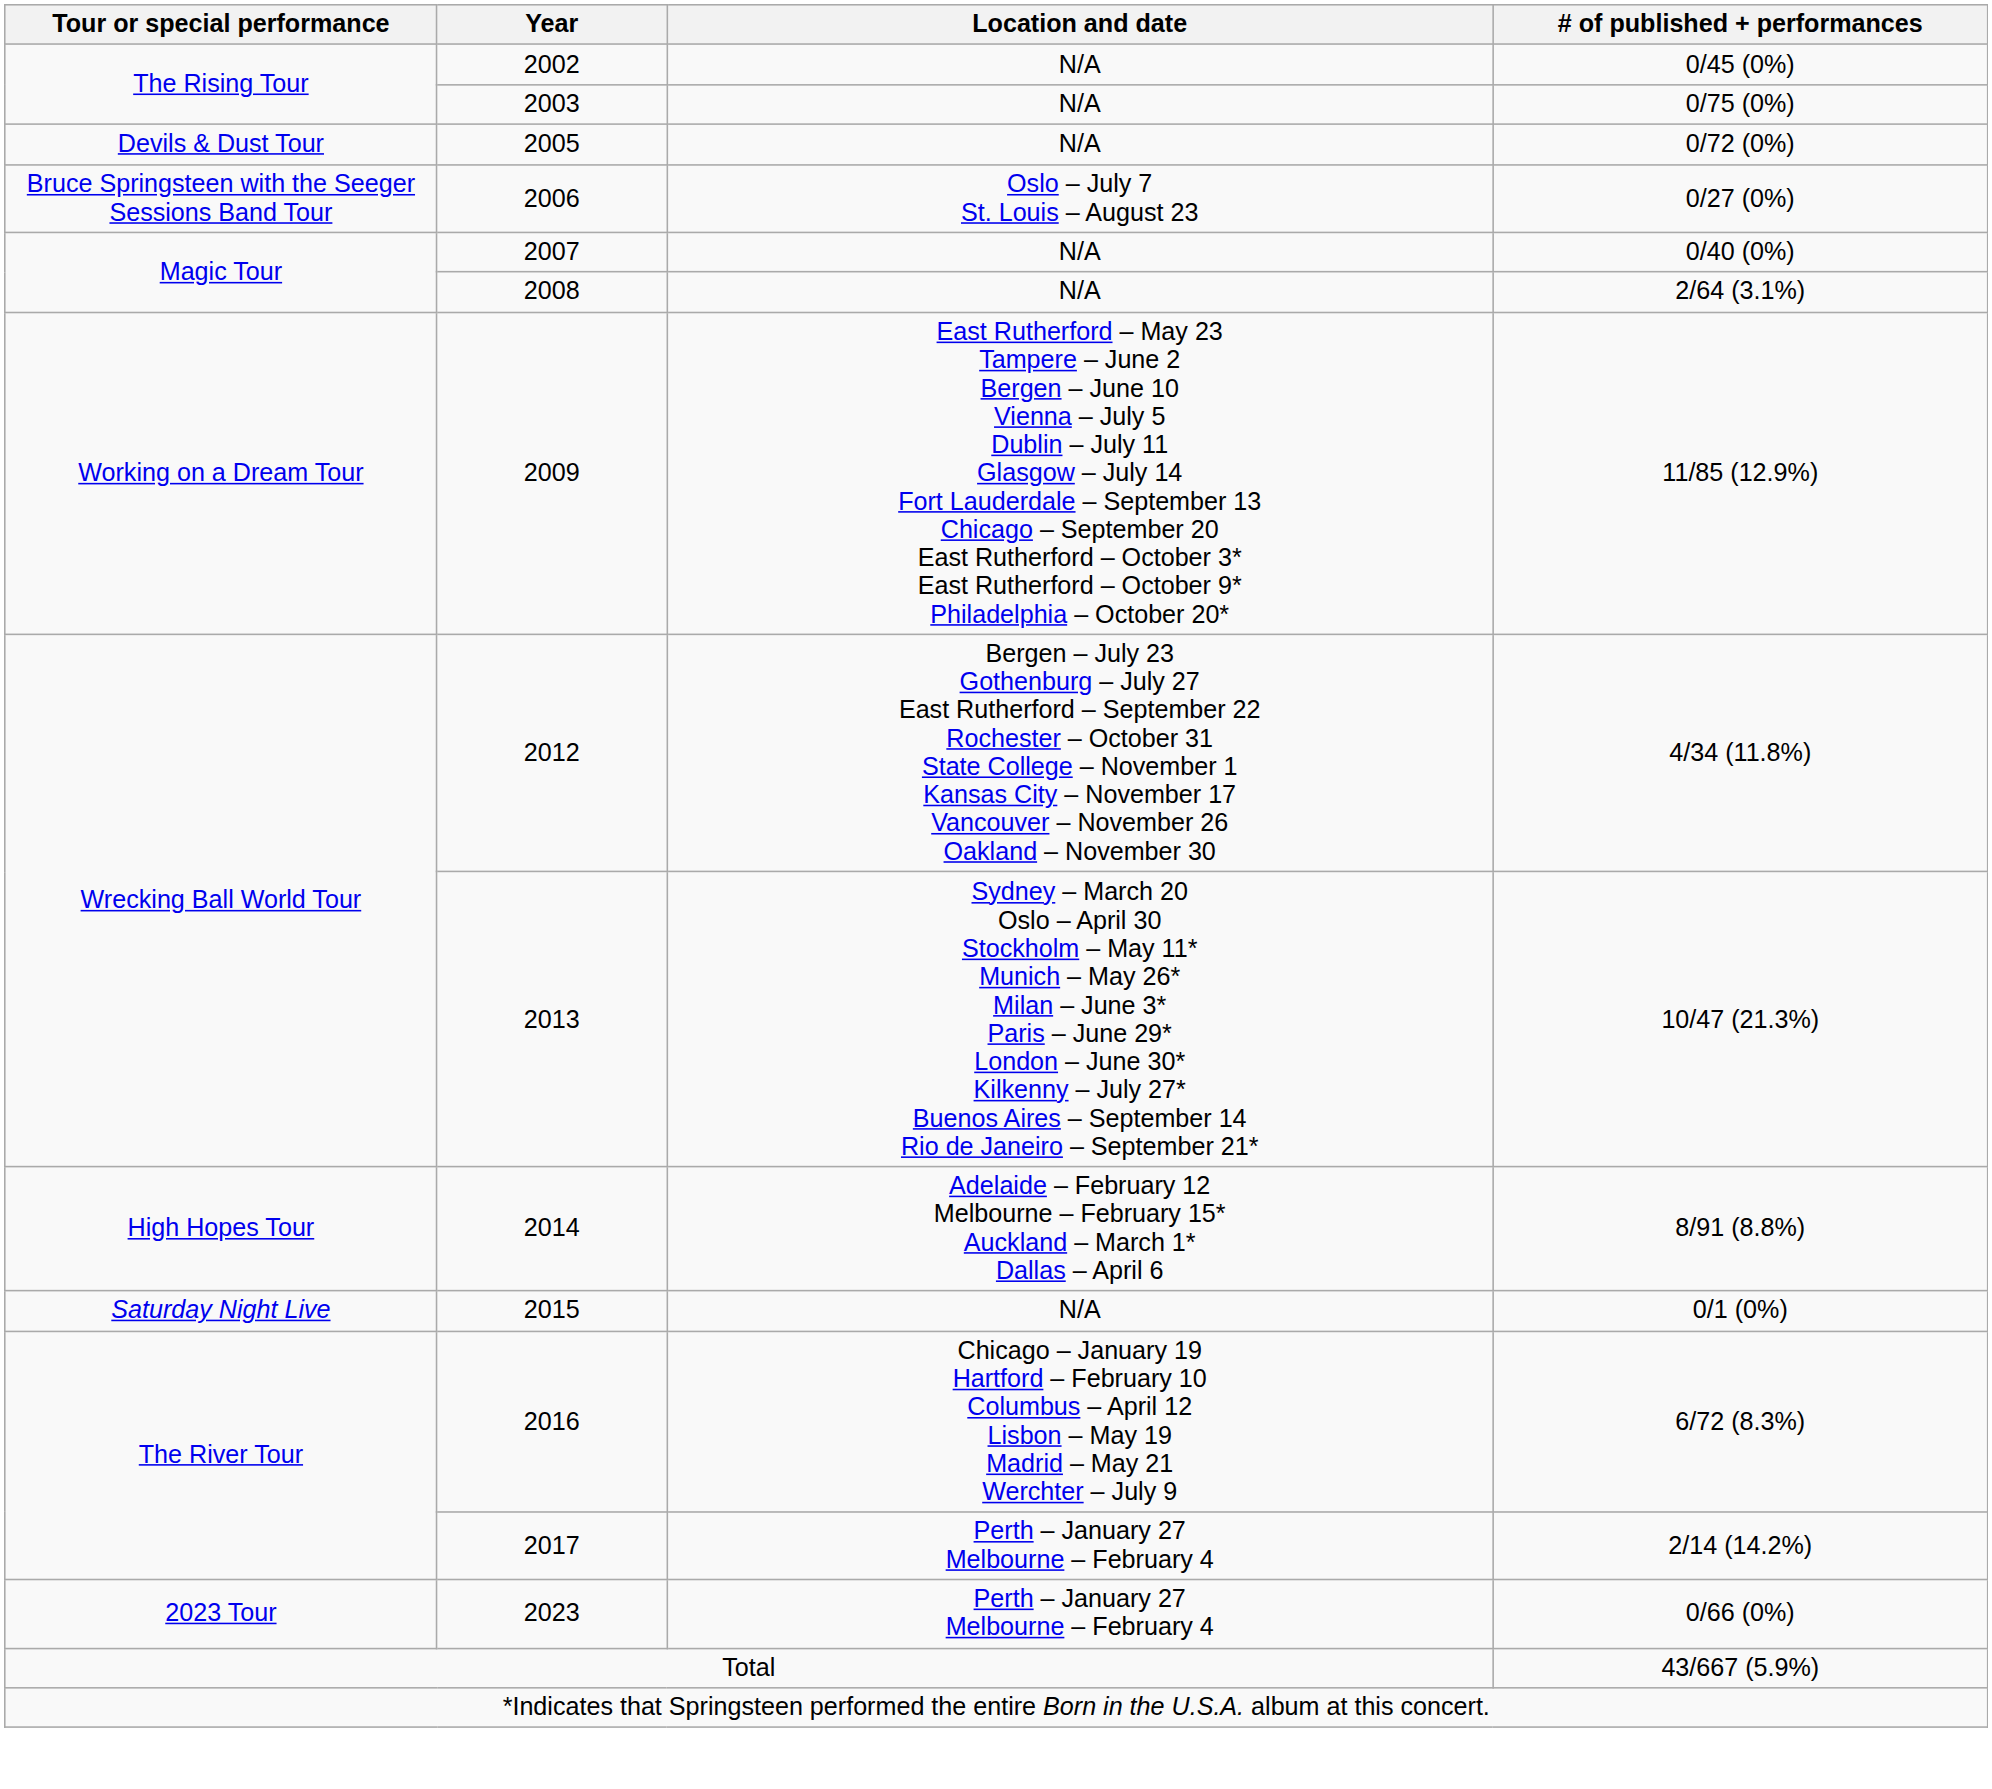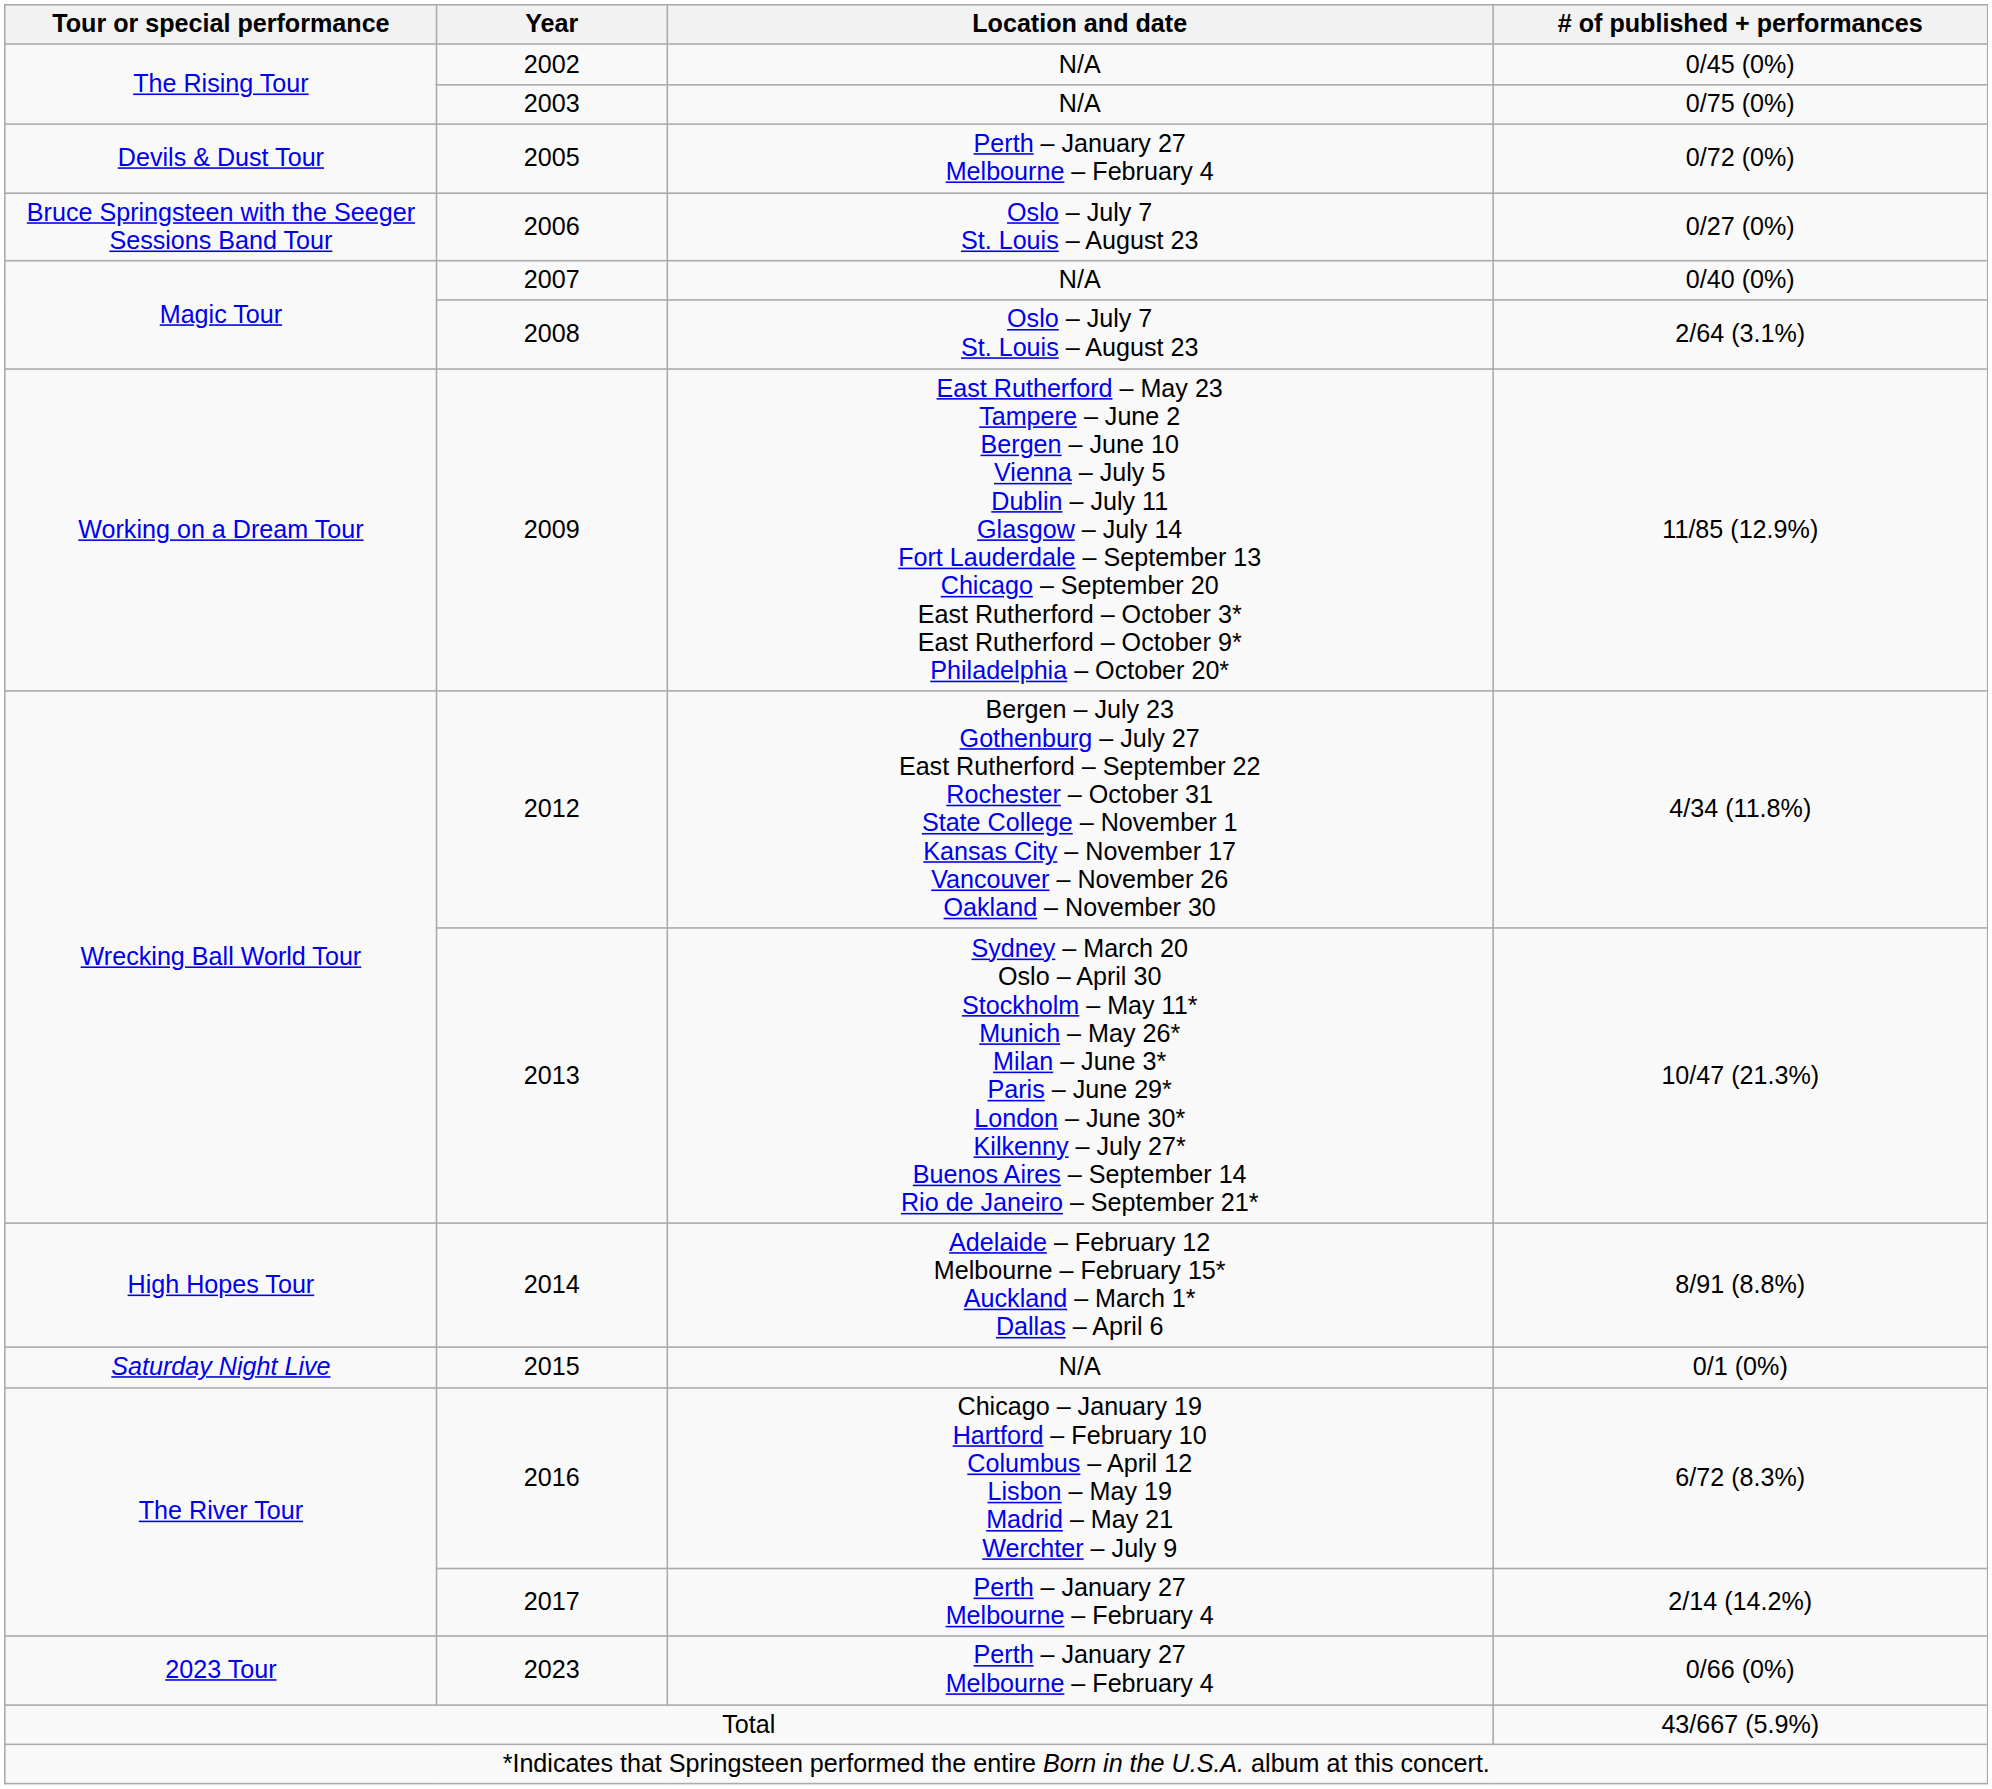(1080, 143) N/A -> (1080, 158) Perth – January 27 Melbourne – February 4
(1080, 291) N/A -> (1080, 334) Oslo – July 7 St. Louis – August 23
